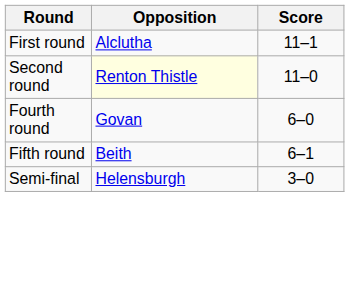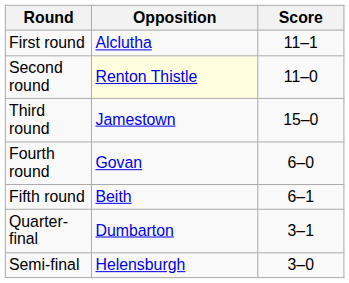+ row: (29, 119)
+ row: (38, 230)
